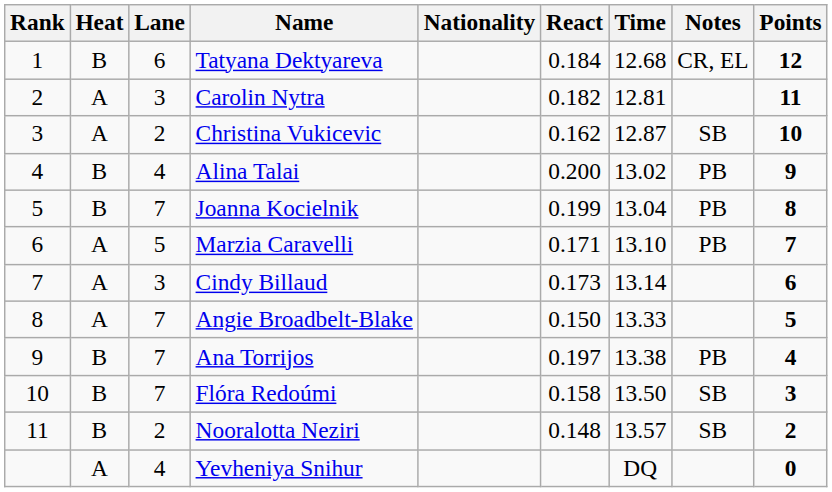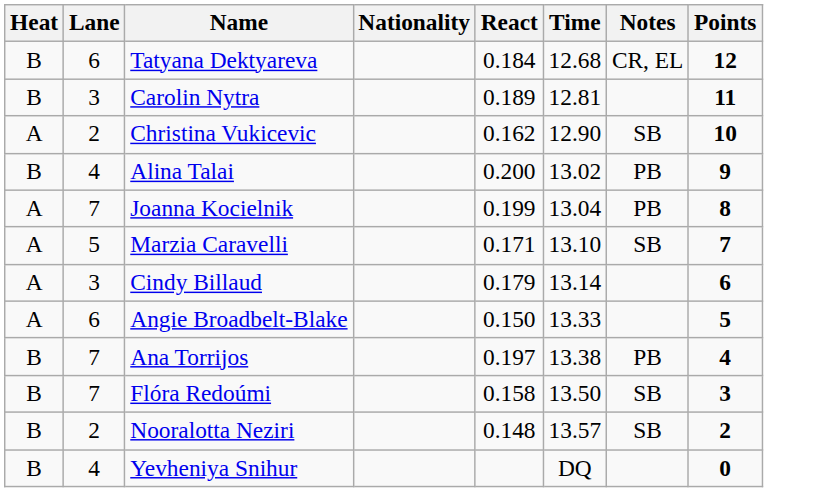- column: (37, 23)
(99, 97) A -> (34, 97) B
(575, 97) 0.182 -> (509, 97) 0.189
(640, 134) 12.87 -> (575, 134) 12.90
(99, 208) B -> (34, 208) A
(713, 245) PB -> (648, 245) SB
(575, 282) 0.173 -> (509, 282) 0.179
(159, 319) 7 -> (94, 319) 6
(99, 467) A -> (34, 467) B
